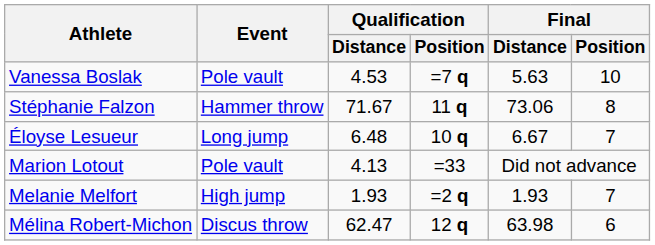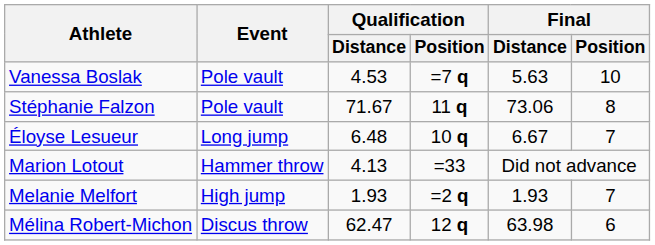(262, 107) Hammer throw -> (242, 107) Pole vault
(242, 166) Pole vault -> (262, 166) Hammer throw
